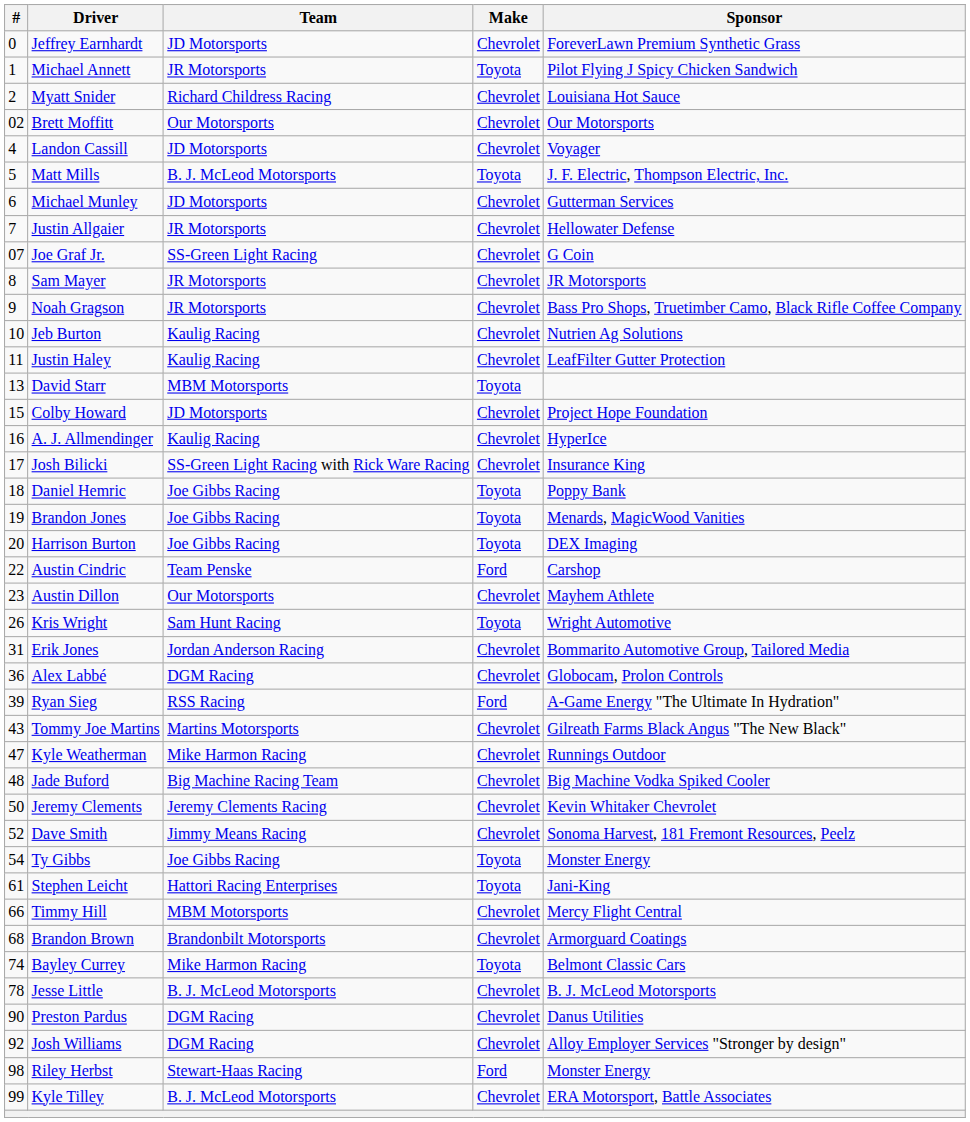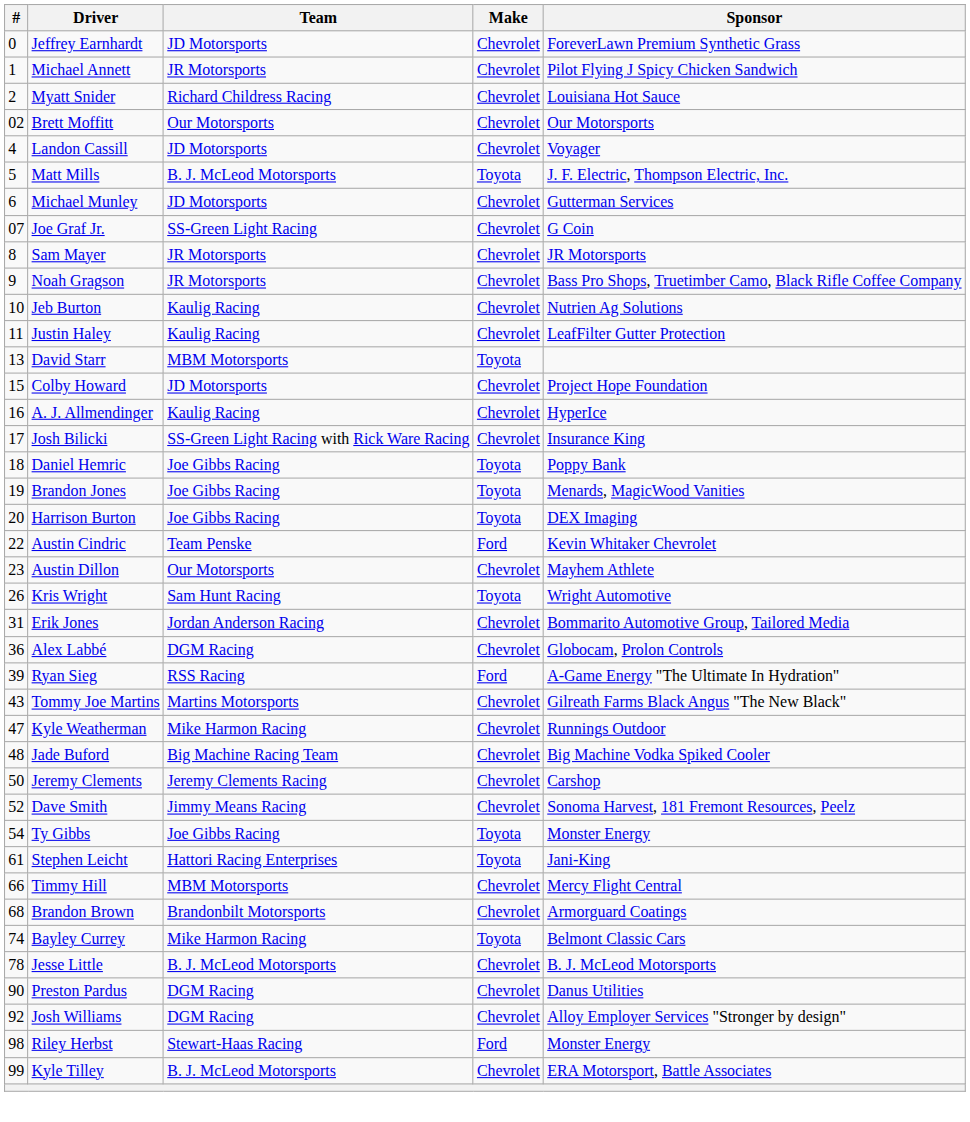(499, 70) Toyota -> (508, 70) Chevrolet
- row: (78, 228)
(574, 570) Carshop -> (632, 544) Kevin Whitaker Chevrolet
(632, 807) Kevin Whitaker Chevrolet -> (574, 780) Carshop
